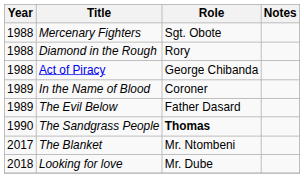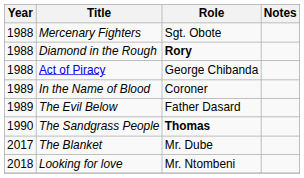(177, 51) normal -> (178, 51) bold
(200, 145) Mr. Ntombeni -> (189, 145) Mr. Dube
(189, 164) Mr. Dube -> (200, 164) Mr. Ntombeni
